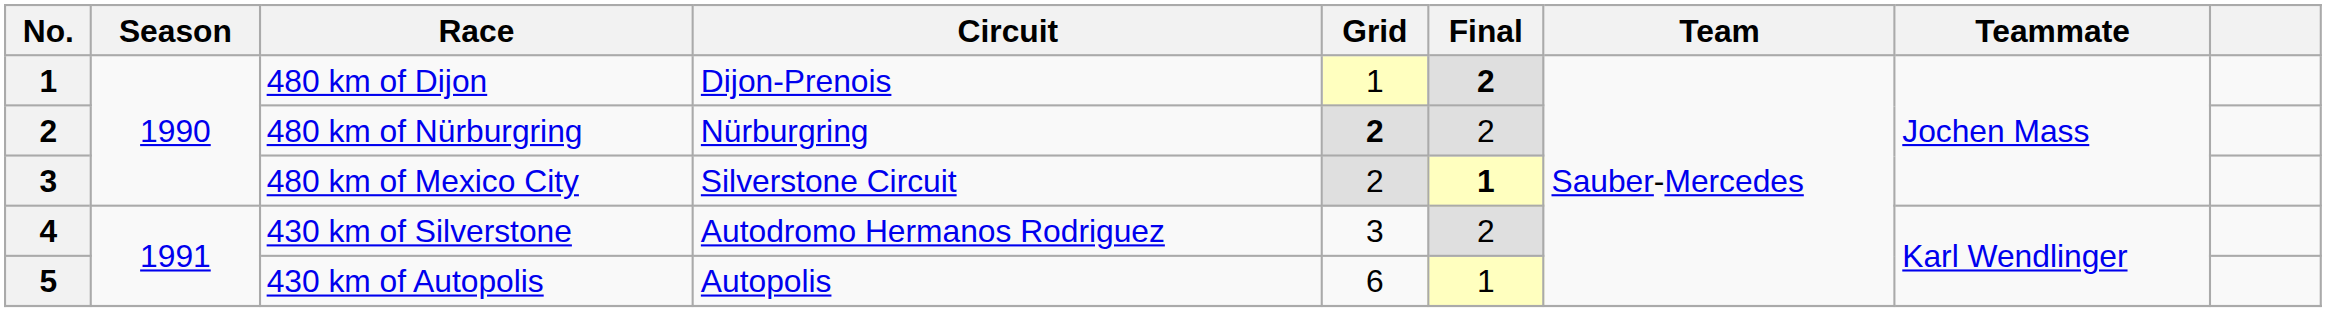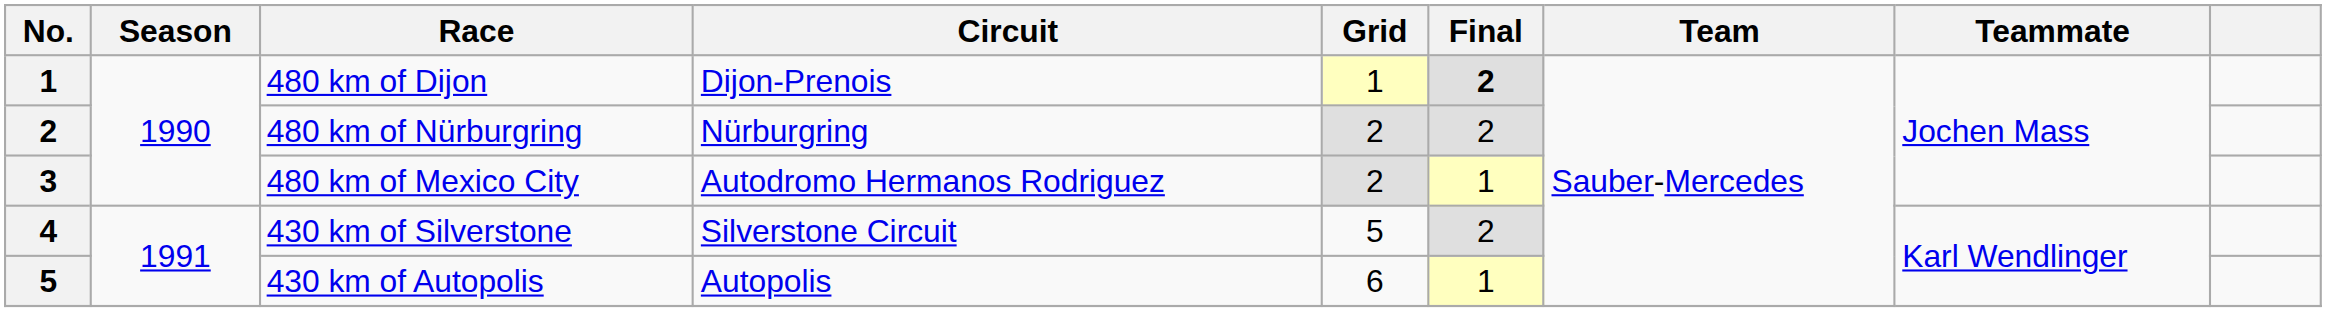(1375, 131) bold -> (1375, 131) normal
(829, 181) Silverstone Circuit -> (933, 181) Autodromo Hermanos Rodriguez
(1486, 181) bold -> (1486, 181) normal
(933, 232) Autodromo Hermanos Rodriguez -> (829, 232) Silverstone Circuit
(1375, 232) 3 -> (1375, 232) 5
